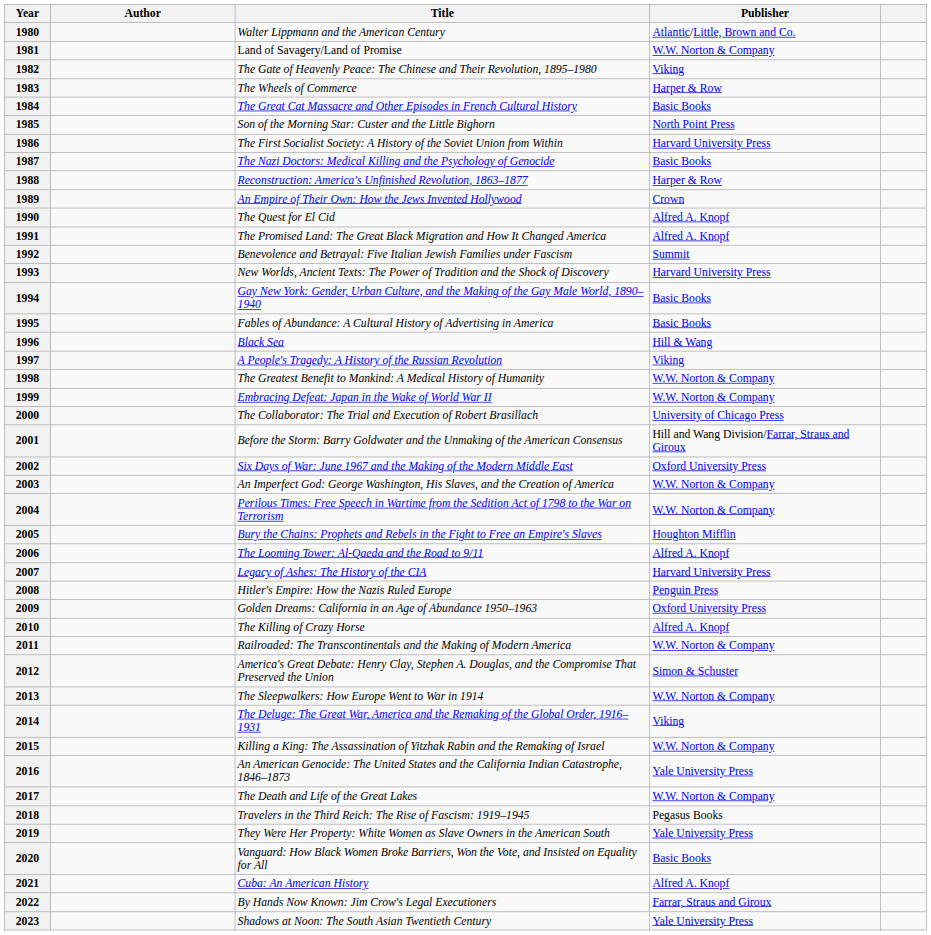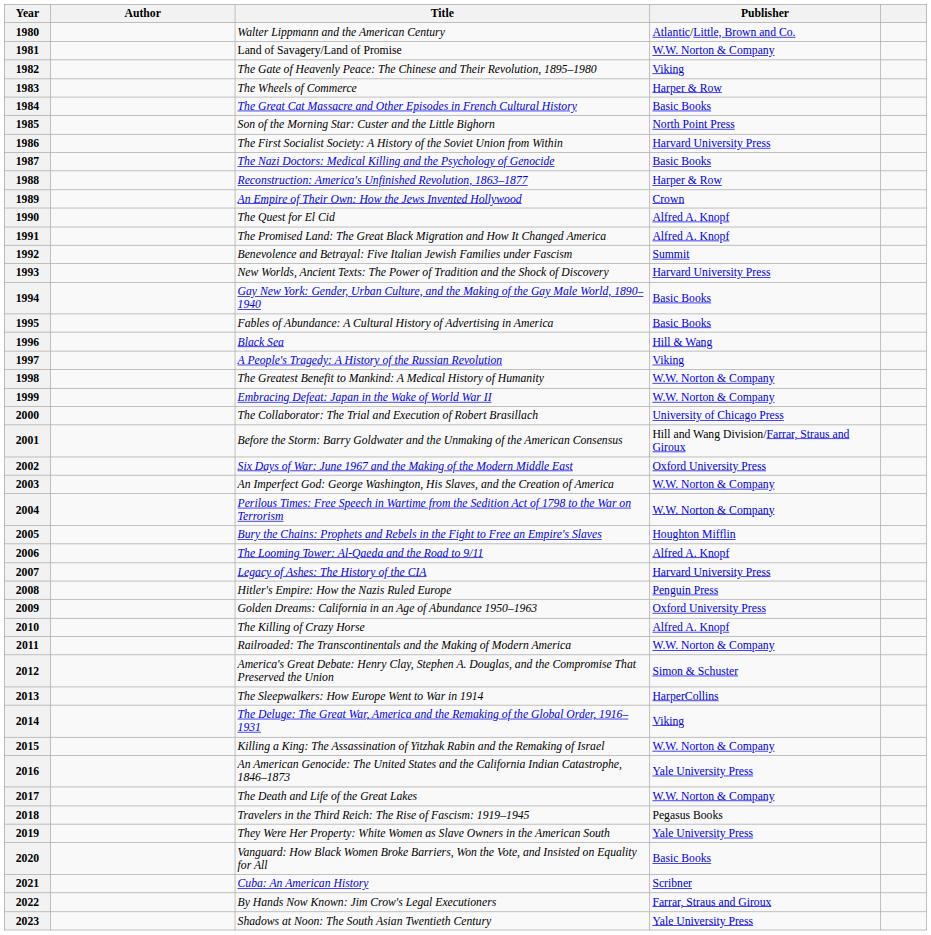(713, 696) W.W. Norton & Company -> (686, 696) HarperCollins
(691, 883) Alfred A. Knopf -> (672, 883) Scribner
